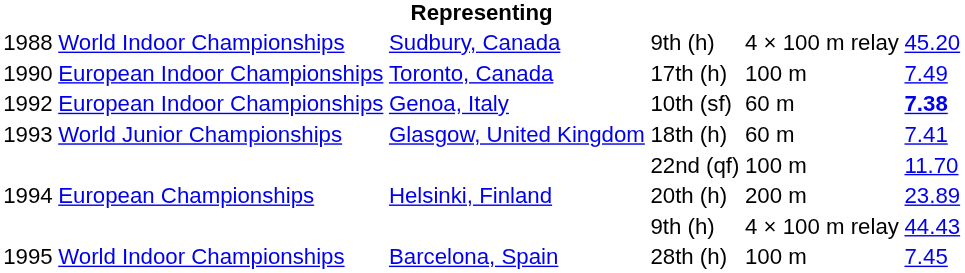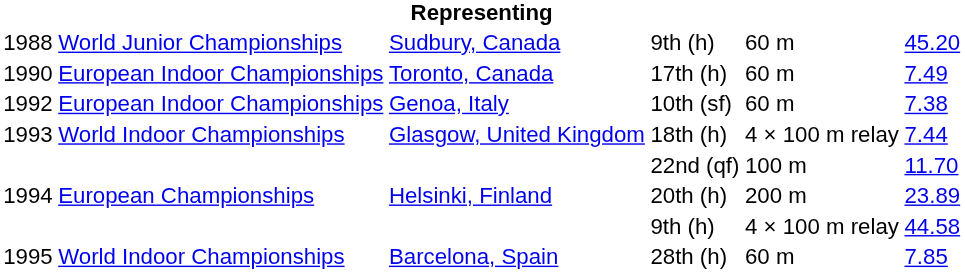(201, 43) World Indoor Championships -> (200, 43) World Junior Championships
(822, 43) 4 × 100 m relay -> (770, 43) 60 m
(776, 73) 100 m -> (770, 73) 60 m
(926, 104) bold -> (926, 104) normal
(200, 134) World Junior Championships -> (201, 134) World Indoor Championships
(770, 134) 60 m -> (822, 134) 4 × 100 m relay
(926, 134) 7.41 -> (926, 134) 7.44
(932, 226) 44.43 -> (932, 226) 44.58
(776, 257) 100 m -> (770, 257) 60 m
(926, 257) 7.45 -> (926, 257) 7.85
